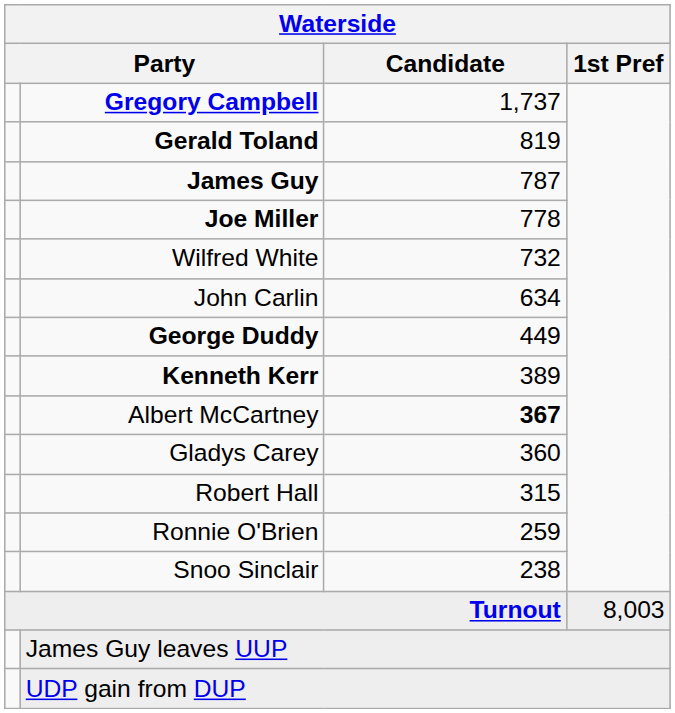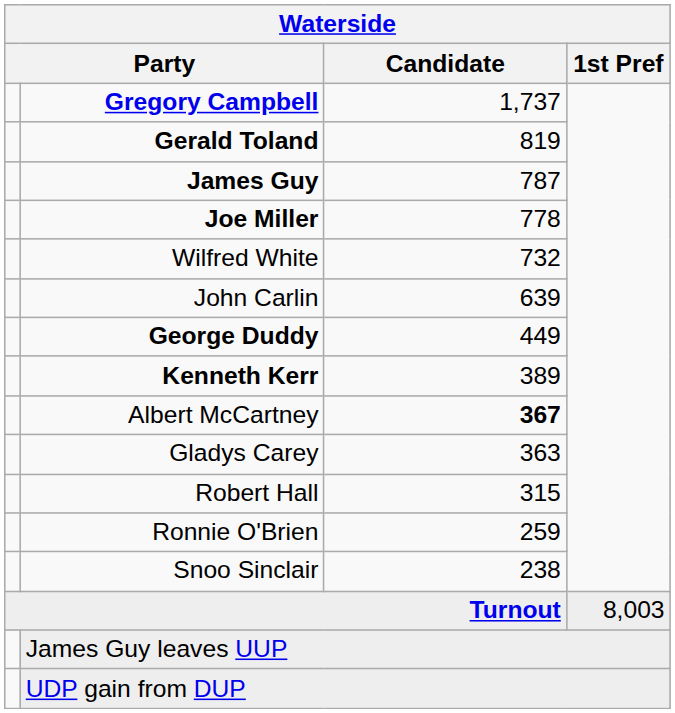(540, 297) 634 -> (540, 297) 639
(540, 453) 360 -> (540, 453) 363
